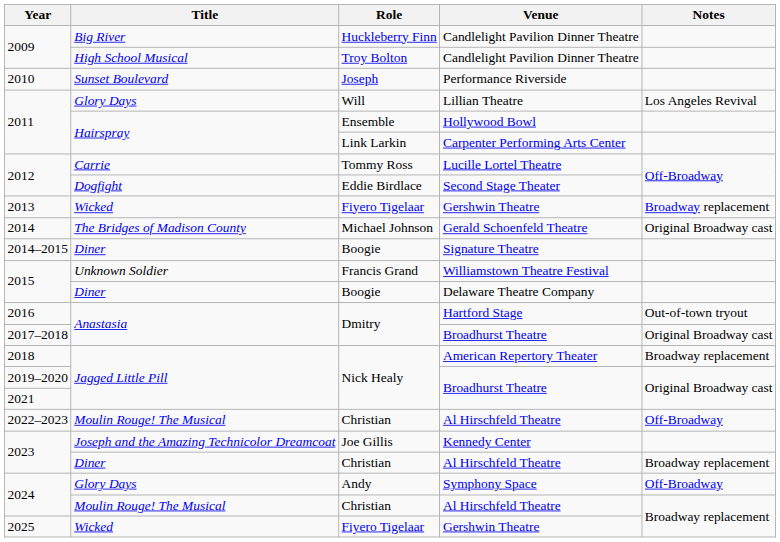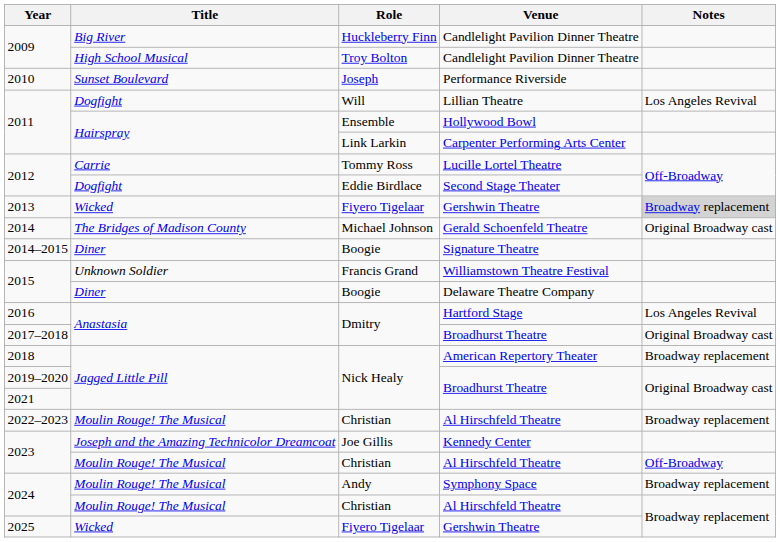(105, 100) Glory Days -> (98, 100) Dogfight
(707, 206) no background -> (707, 206) lightgrey background
(696, 313) Out-of-town tryout -> (701, 313) Los Angeles Revival
(684, 420) Off-Broadway -> (707, 420) Broadway replacement
(90, 462) Diner -> (150, 462) Moulin Rouge! The Musical
(707, 462) Broadway replacement -> (684, 462) Off-Broadway
(105, 484) Glory Days -> (150, 484) Moulin Rouge! The Musical
(684, 484) Off-Broadway -> (707, 484) Broadway replacement
